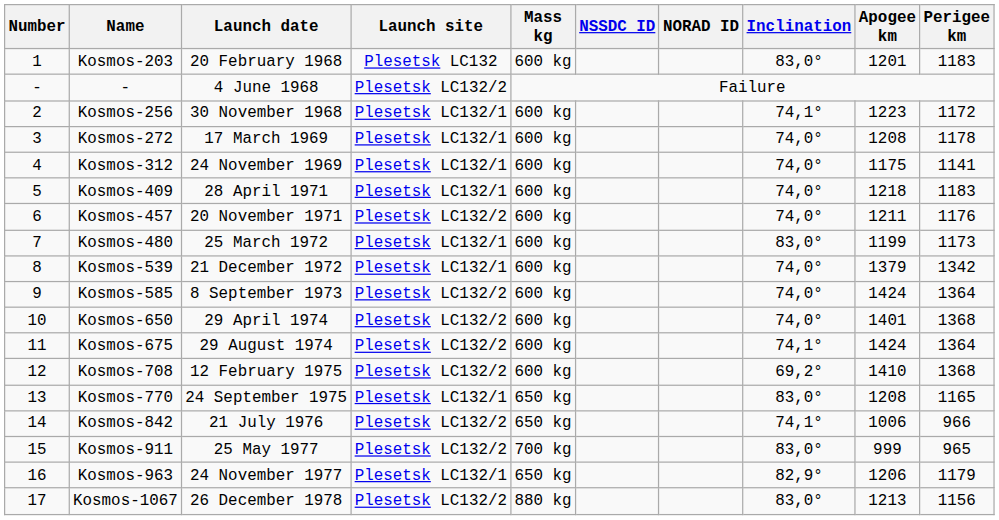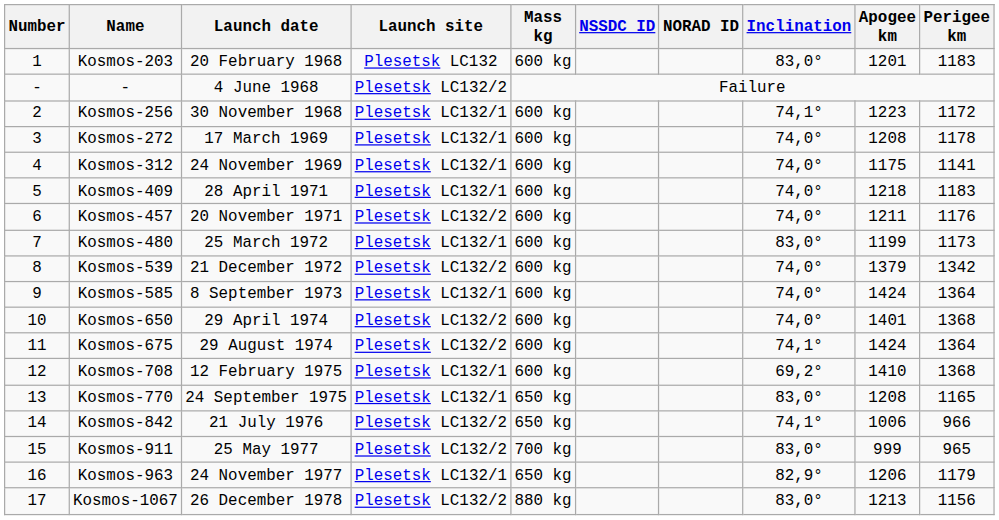(431, 268) Plesetsk LC132/1 -> (431, 268) Plesetsk LC132/2
(431, 294) Plesetsk LC132/2 -> (431, 294) Plesetsk LC132/1
(431, 372) Plesetsk LC132/2 -> (431, 372) Plesetsk LC132/1
